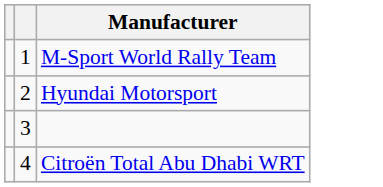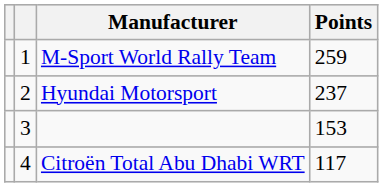+ column: (343, 21)
